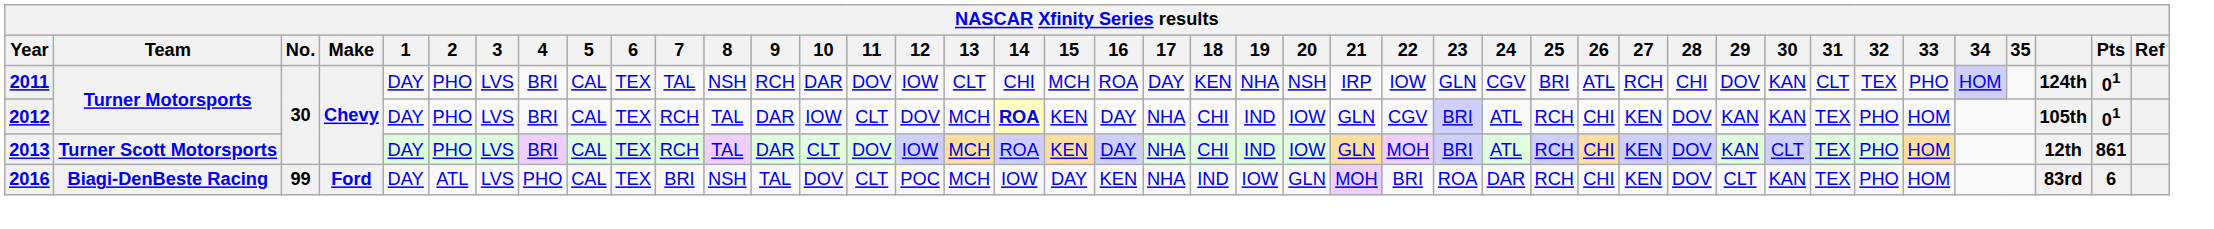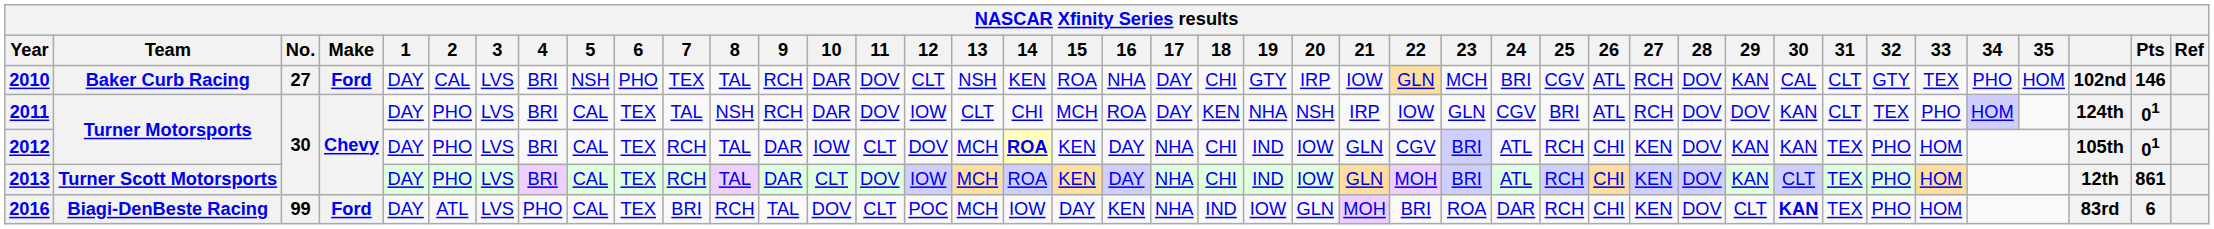+ row: (29, 80)
(1692, 82) CHI -> (1702, 112) DOV
(727, 179) NSH -> (735, 209) RCH
(1787, 179) normal -> (1799, 209) bold
